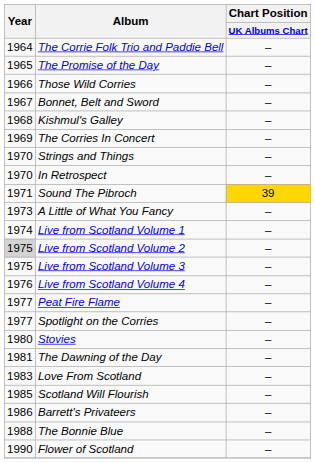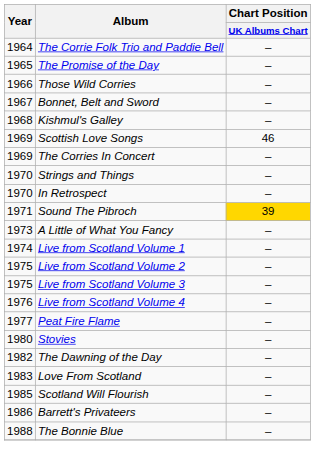+ row: (90, 138)
(20, 248) lightgrey background -> (20, 266) no background
- row: (98, 321)
(20, 357) 1981 -> (20, 357) 1982
- row: (86, 449)
